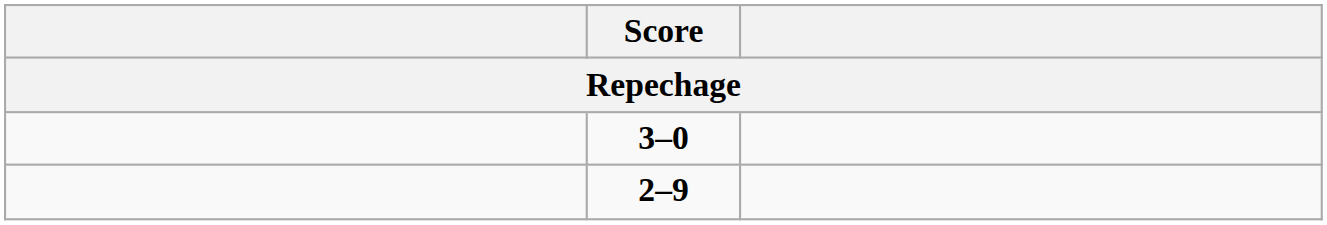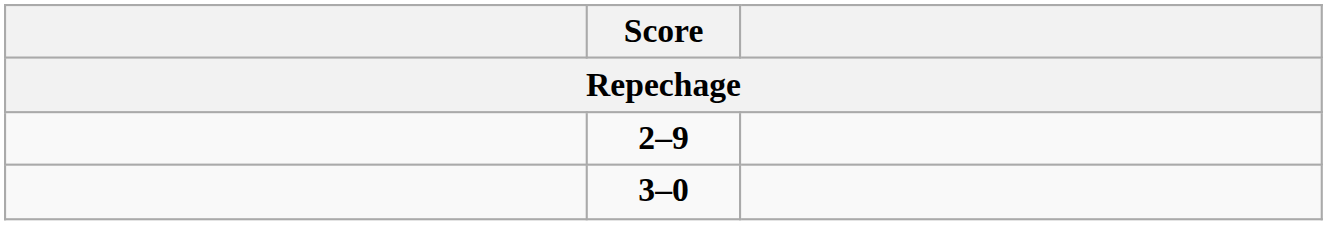rows swapped: (664, 137) <-> (664, 191)
